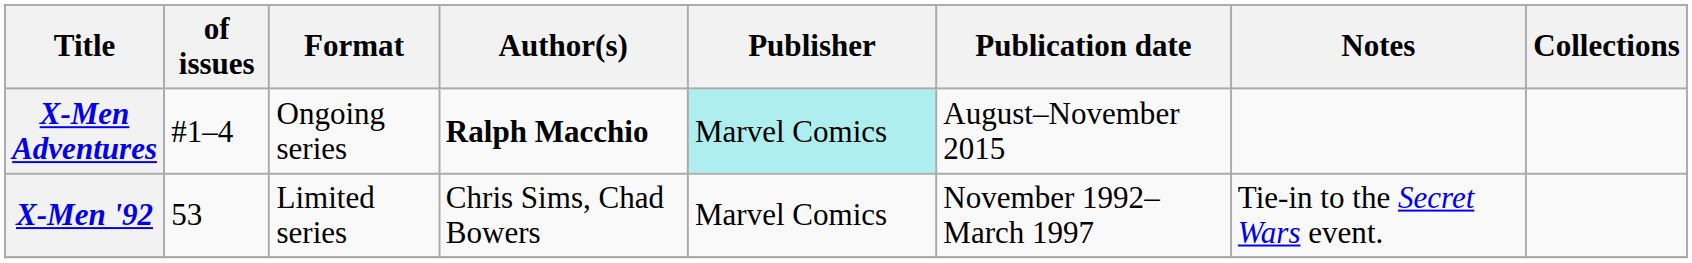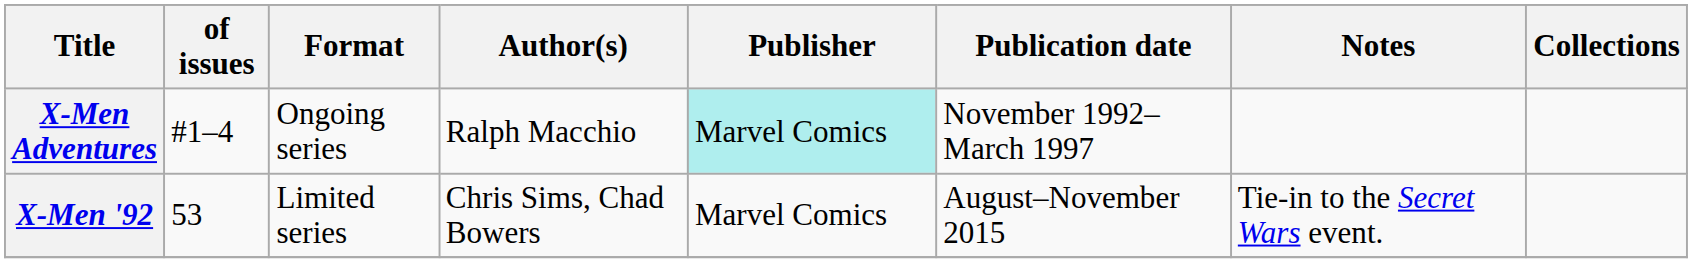(547, 130) bold -> (541, 130) normal
(1061, 130) August–November 2015 -> (1051, 130) November 1992–March 1997
(1051, 214) November 1992–March 1997 -> (1061, 214) August–November 2015
